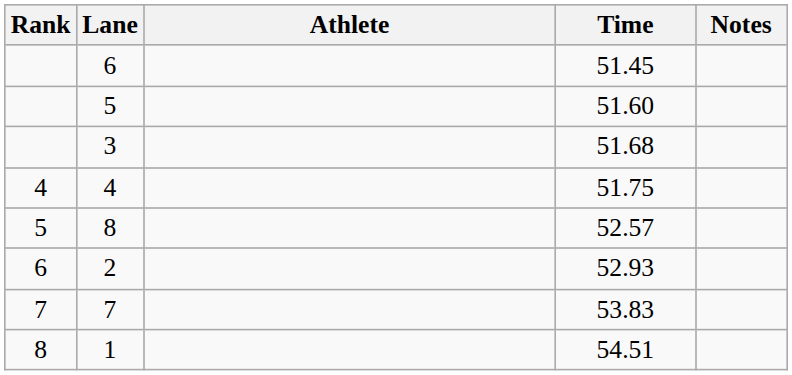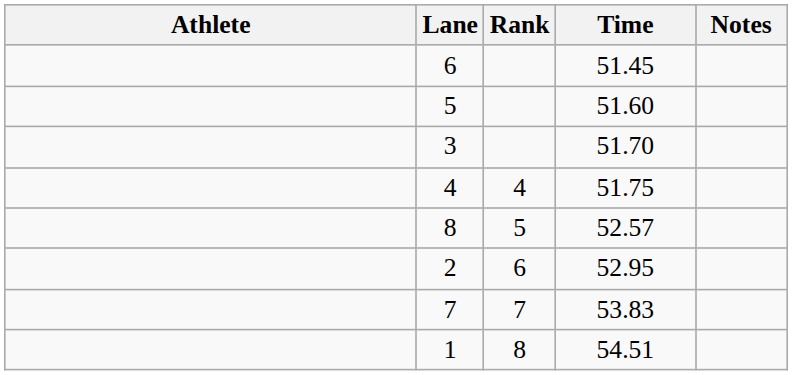columns swapped: (41, 24) <-> (350, 24)
(625, 146) 51.68 -> (625, 146) 51.70
(625, 268) 52.93 -> (625, 268) 52.95
